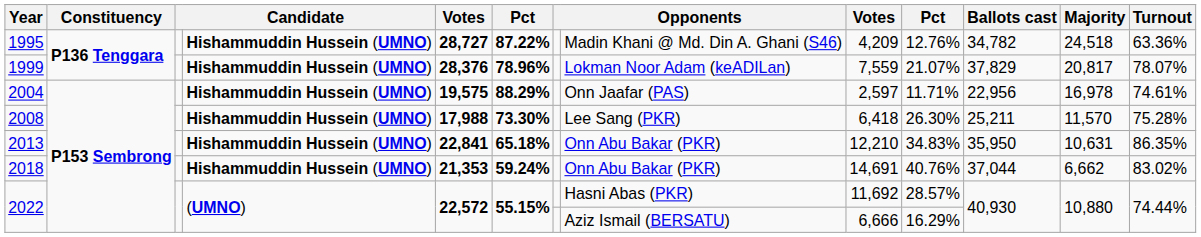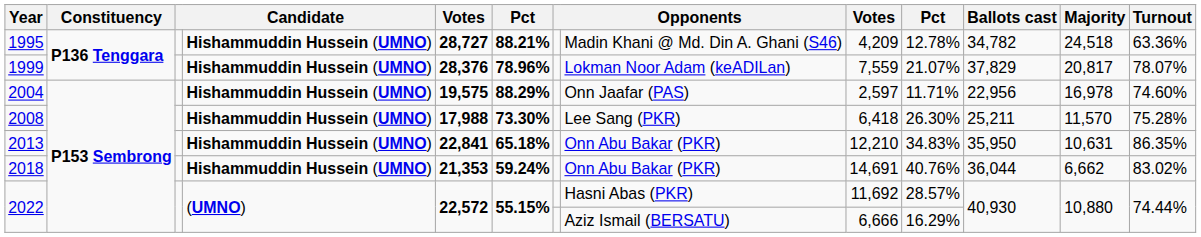(523, 42) 87.22% -> (523, 42) 88.21%
(933, 42) 12.76% -> (933, 42) 12.78%
(1160, 93) 74.61% -> (1160, 93) 74.60%
(992, 169) 37,044 -> (992, 169) 36,044
